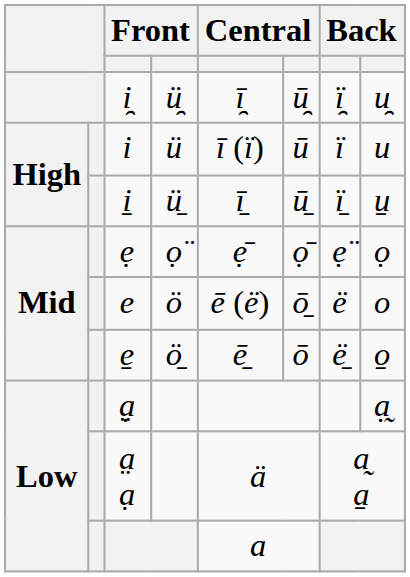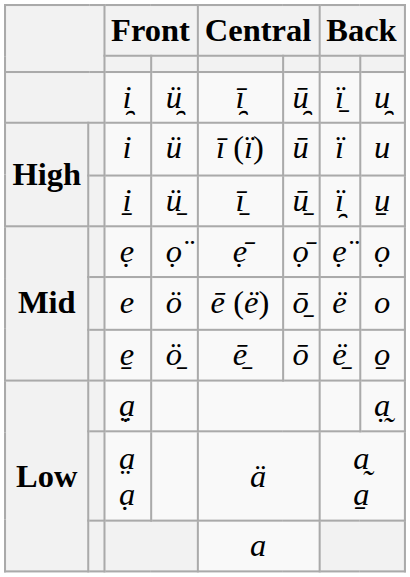(339, 96) ï̯ -> (339, 96) ï̠
(339, 199) ï̠ -> (339, 199) ï̯
